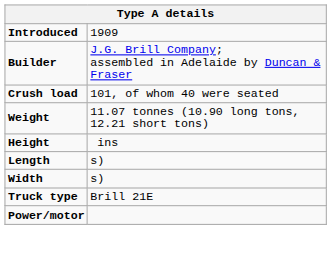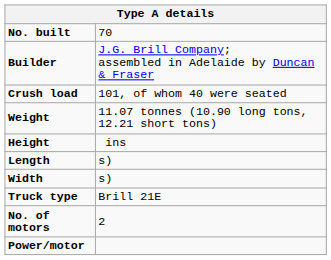- row: (43, 32)
+ row: (39, 32)
+ row: (29, 221)
